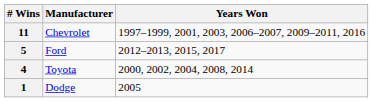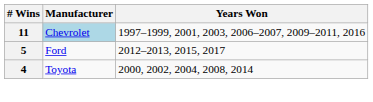(67, 32) no background -> (67, 32) lightblue background
- row: (23, 88)
